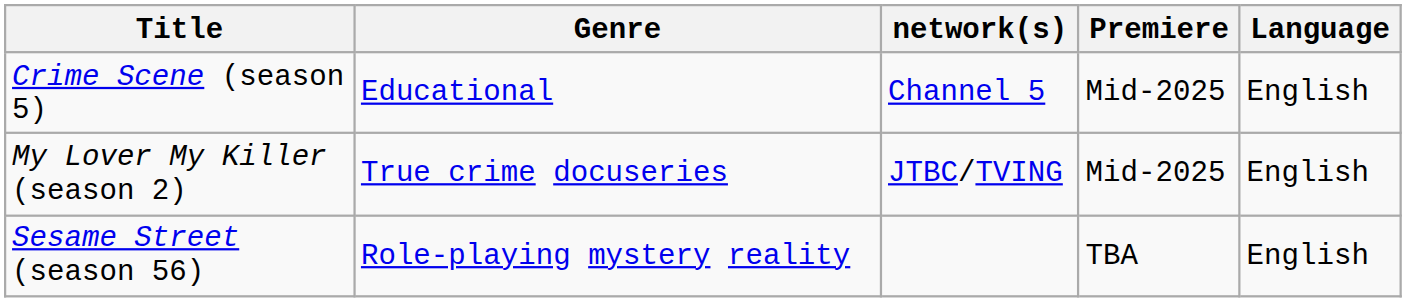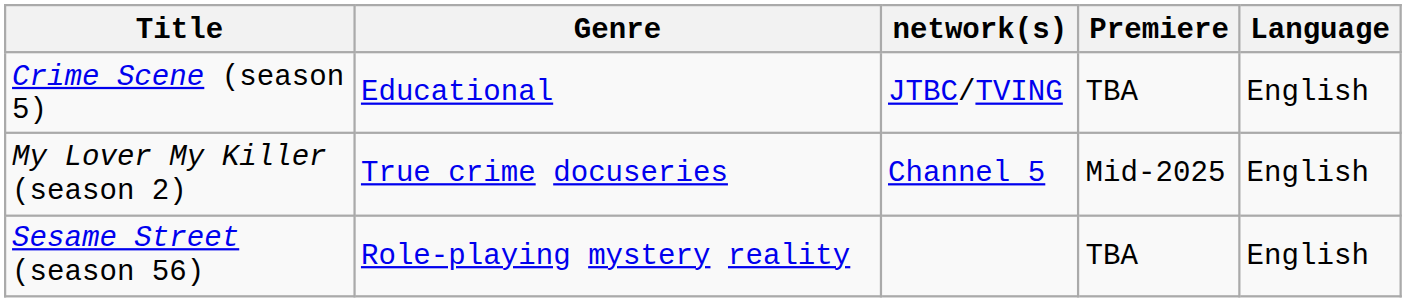(967, 93) Channel 5 -> (975, 93) JTBC/TVING
(1156, 93) Mid-2025 -> (1112, 93) TBA
(975, 174) JTBC/TVING -> (967, 174) Channel 5
